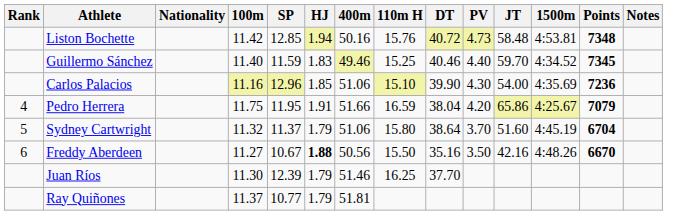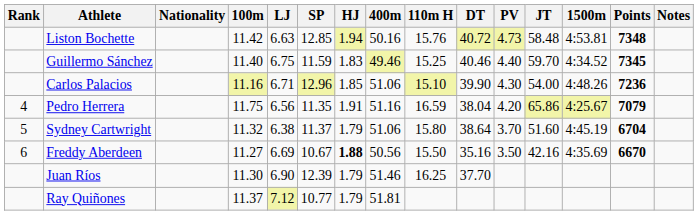+ column: (282, 16)
(556, 84) 4:35.69 -> (586, 84) 4:48.26
(286, 107) 11.95 -> (316, 107) 11.35
(355, 107) 51.66 -> (385, 107) 51.16
(556, 152) 4:48.26 -> (586, 152) 4:35.69
